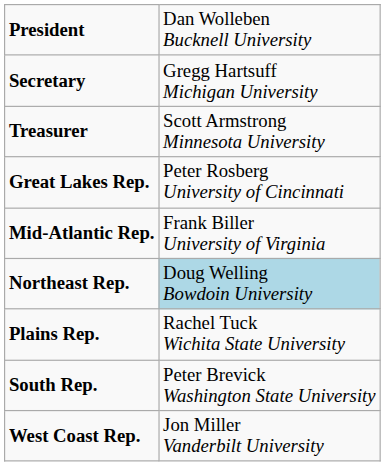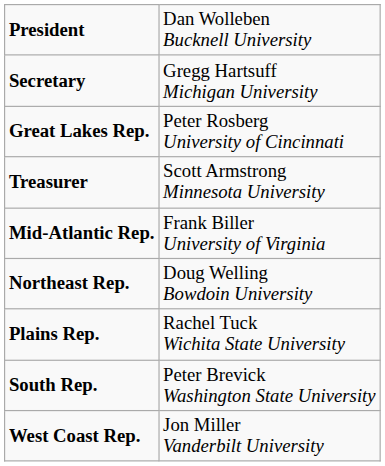rows swapped: (48, 131) <-> (79, 182)
(238, 283) lightblue background -> (238, 283) no background
